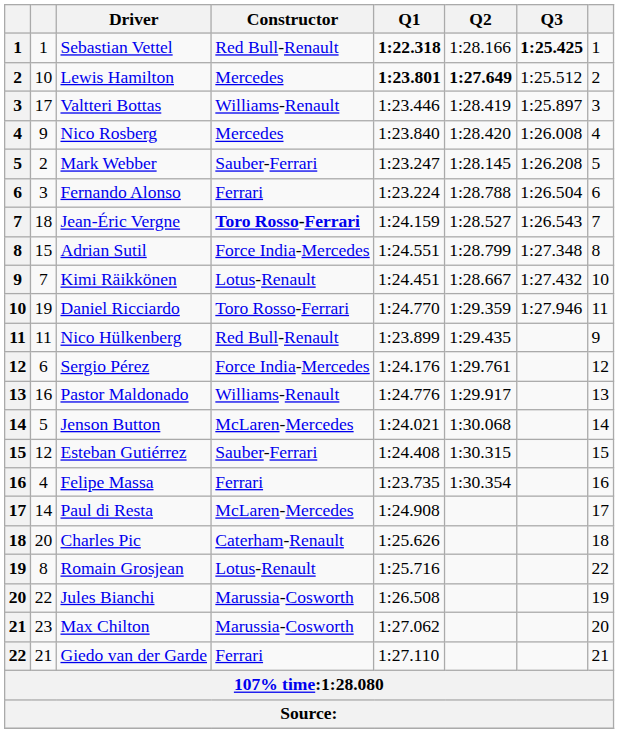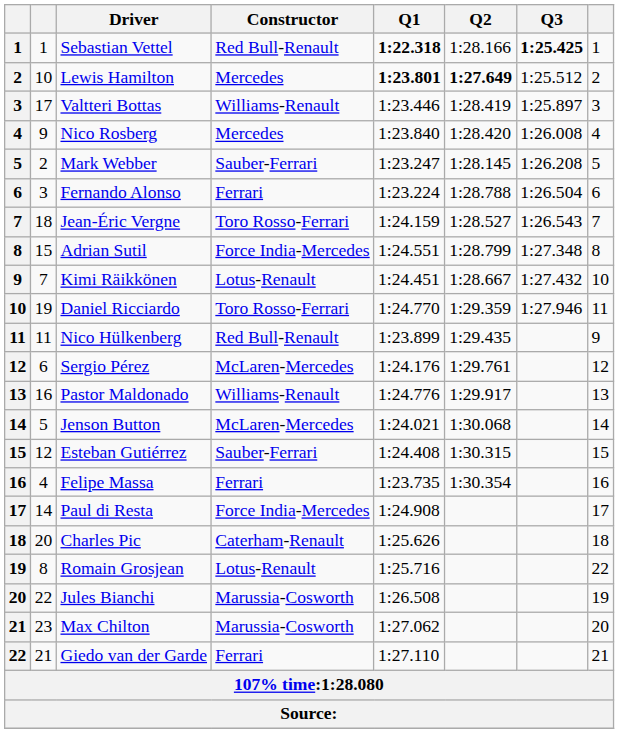(288, 221) bold -> (282, 221) normal
(293, 365) Force India-Mercedes -> (284, 365) McLaren-Mercedes
(284, 510) McLaren-Mercedes -> (293, 510) Force India-Mercedes
